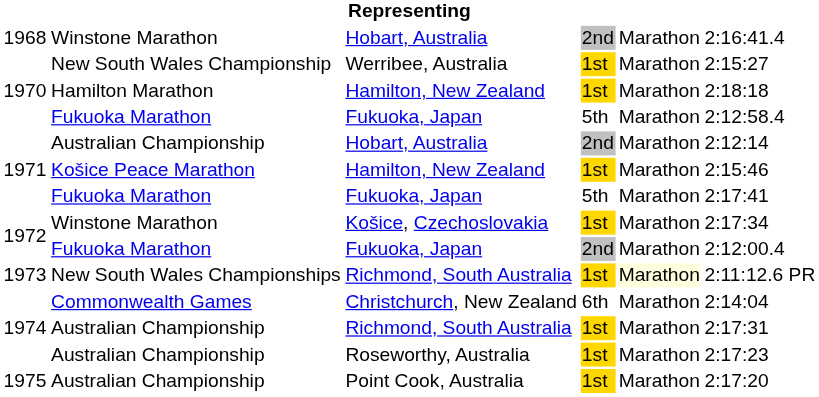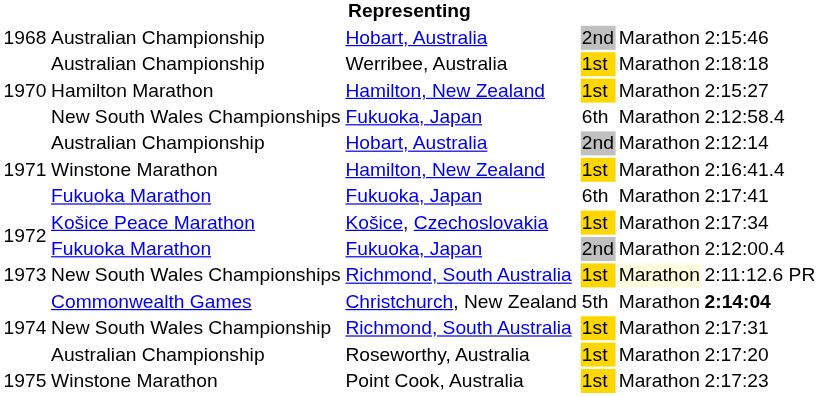(134, 37) Winstone Marathon -> (158, 37) Australian Championship
(745, 37) 2:16:41.4 -> (737, 37) 2:15:46
(191, 64) New South Wales Championship -> (158, 64) Australian Championship
(737, 64) 2:15:27 -> (737, 64) 2:18:18
(737, 90) 2:18:18 -> (737, 90) 2:15:27
(131, 116) Fukuoka Marathon -> (196, 116) New South Wales Championships
(595, 116) 5th -> (595, 116) 6th
(153, 169) Košice Peace Marathon -> (134, 169) Winstone Marathon
(737, 169) 2:15:46 -> (745, 169) 2:16:41.4
(595, 196) 5th -> (595, 196) 6th
(134, 222) Winstone Marathon -> (153, 222) Košice Peace Marathon
(595, 301) 6th -> (595, 301) 5th
(737, 301) normal -> (738, 301) bold
(158, 328) Australian Championship -> (191, 328) New South Wales Championship
(737, 354) 2:17:23 -> (737, 354) 2:17:20
(158, 380) Australian Championship -> (134, 380) Winstone Marathon
(737, 380) 2:17:20 -> (737, 380) 2:17:23
